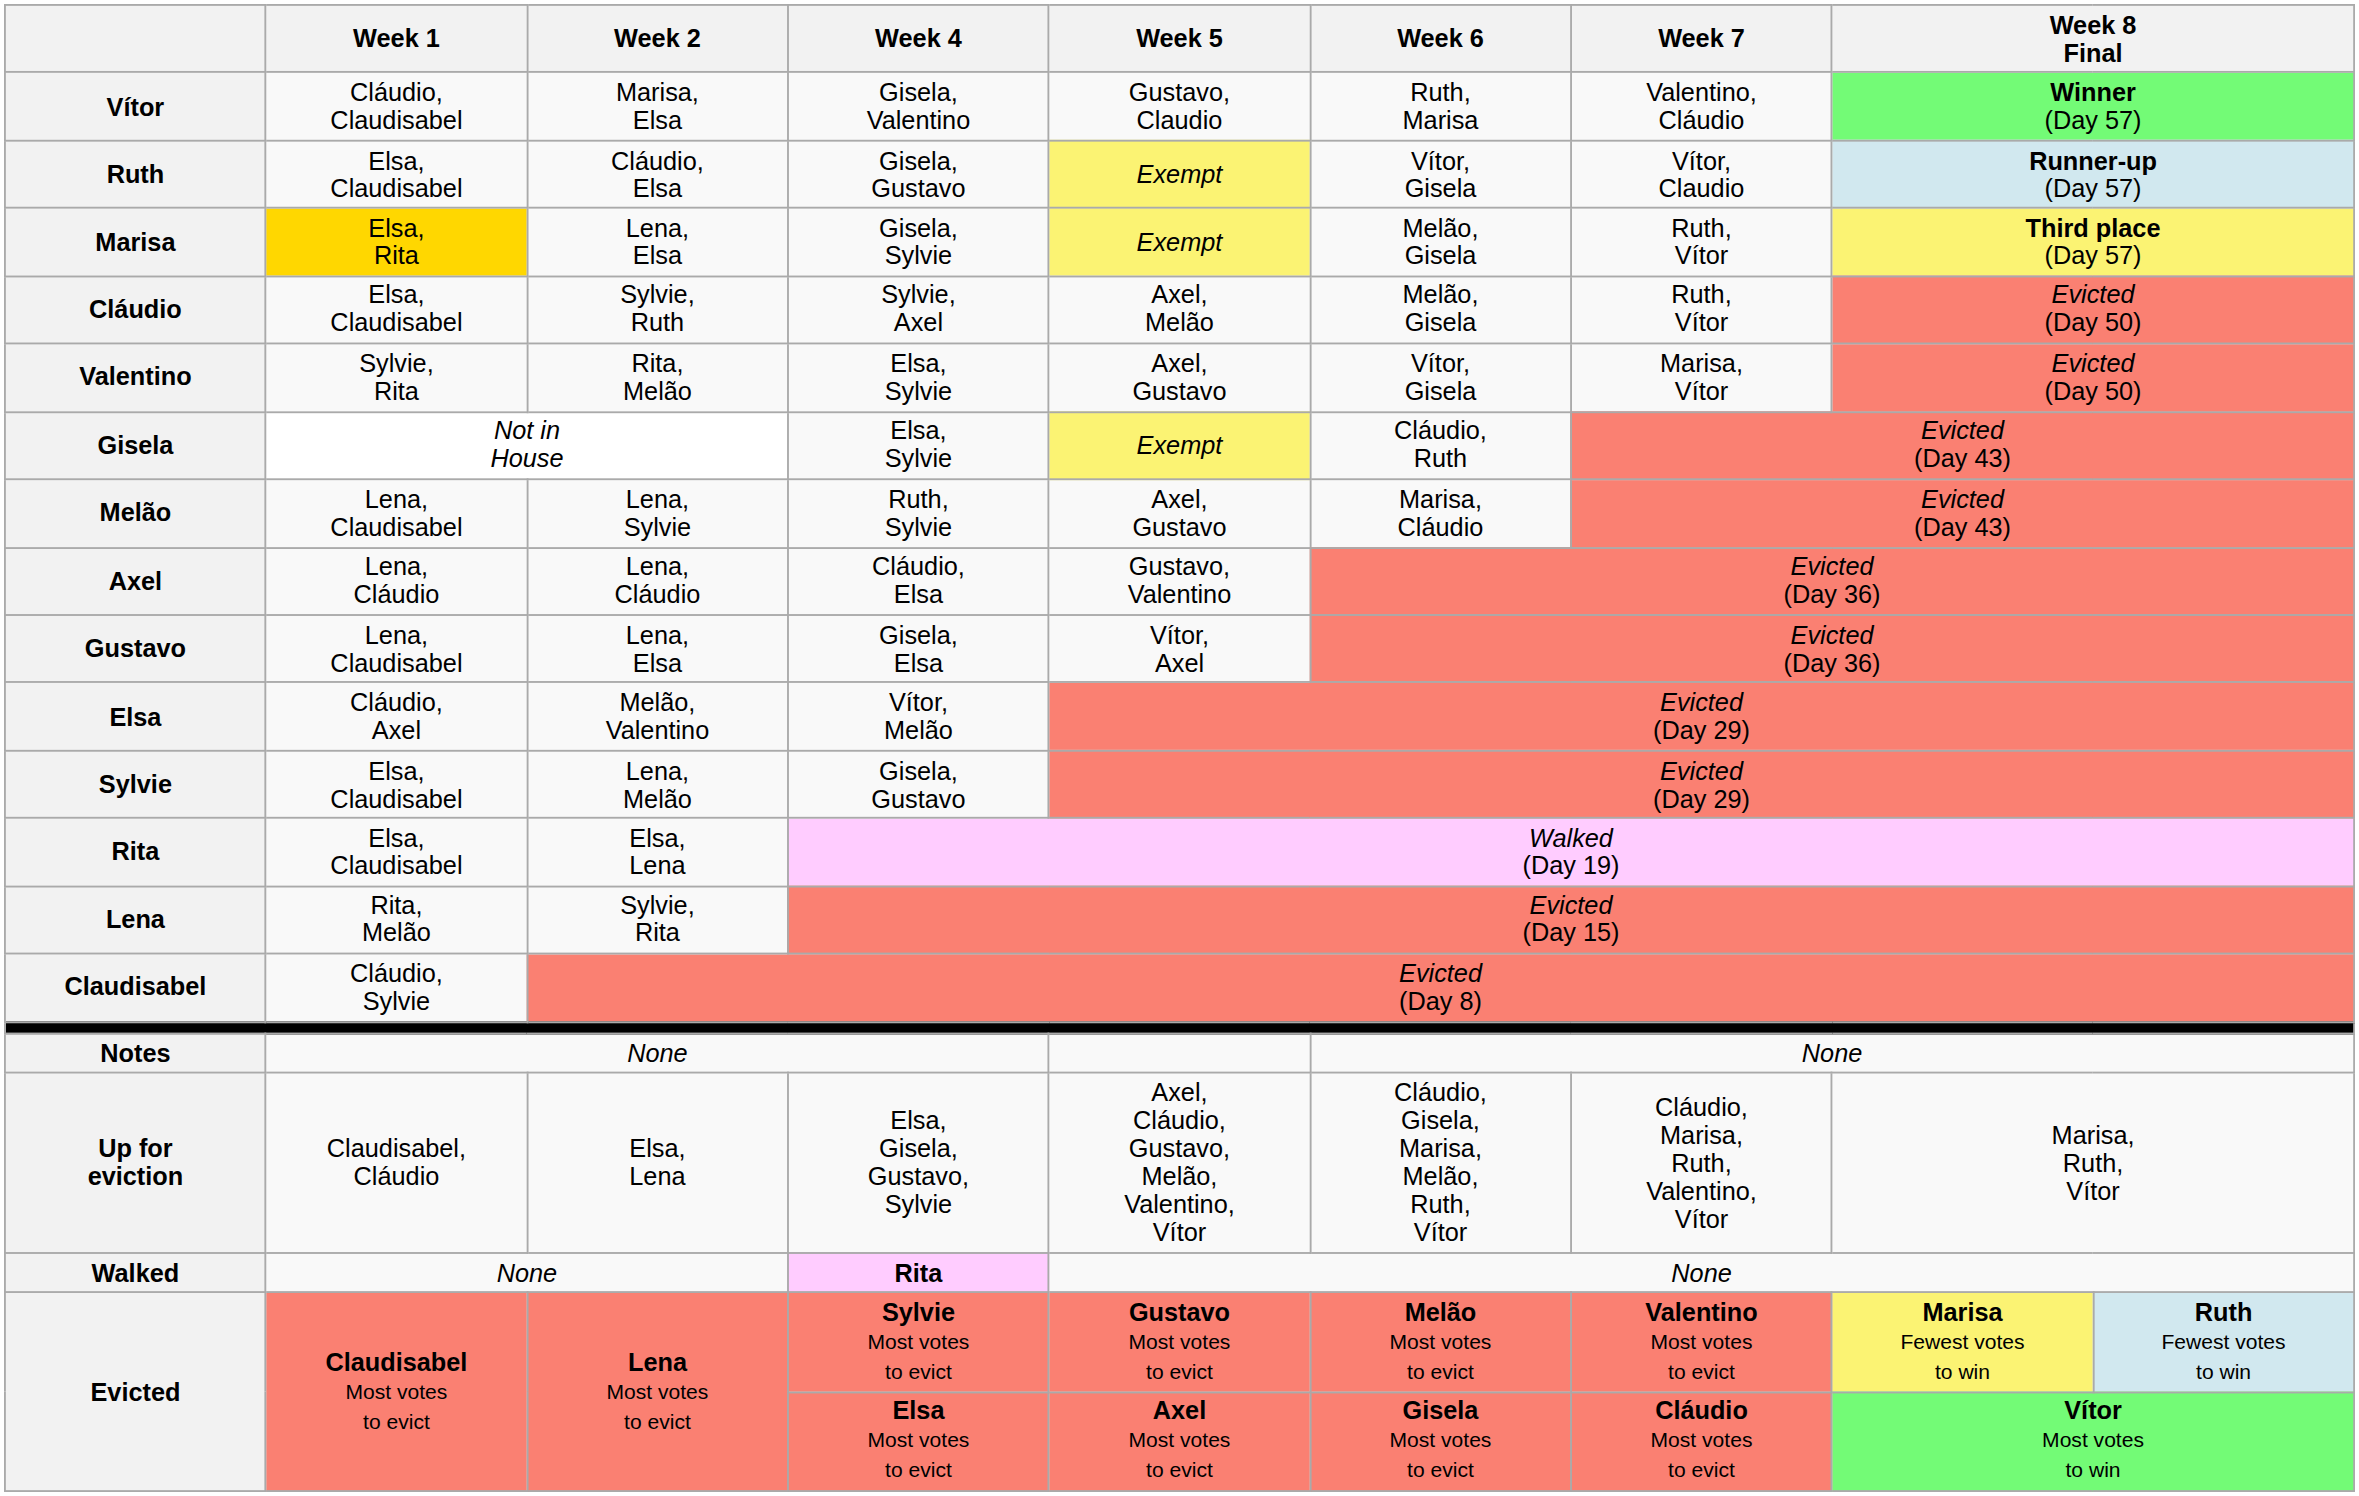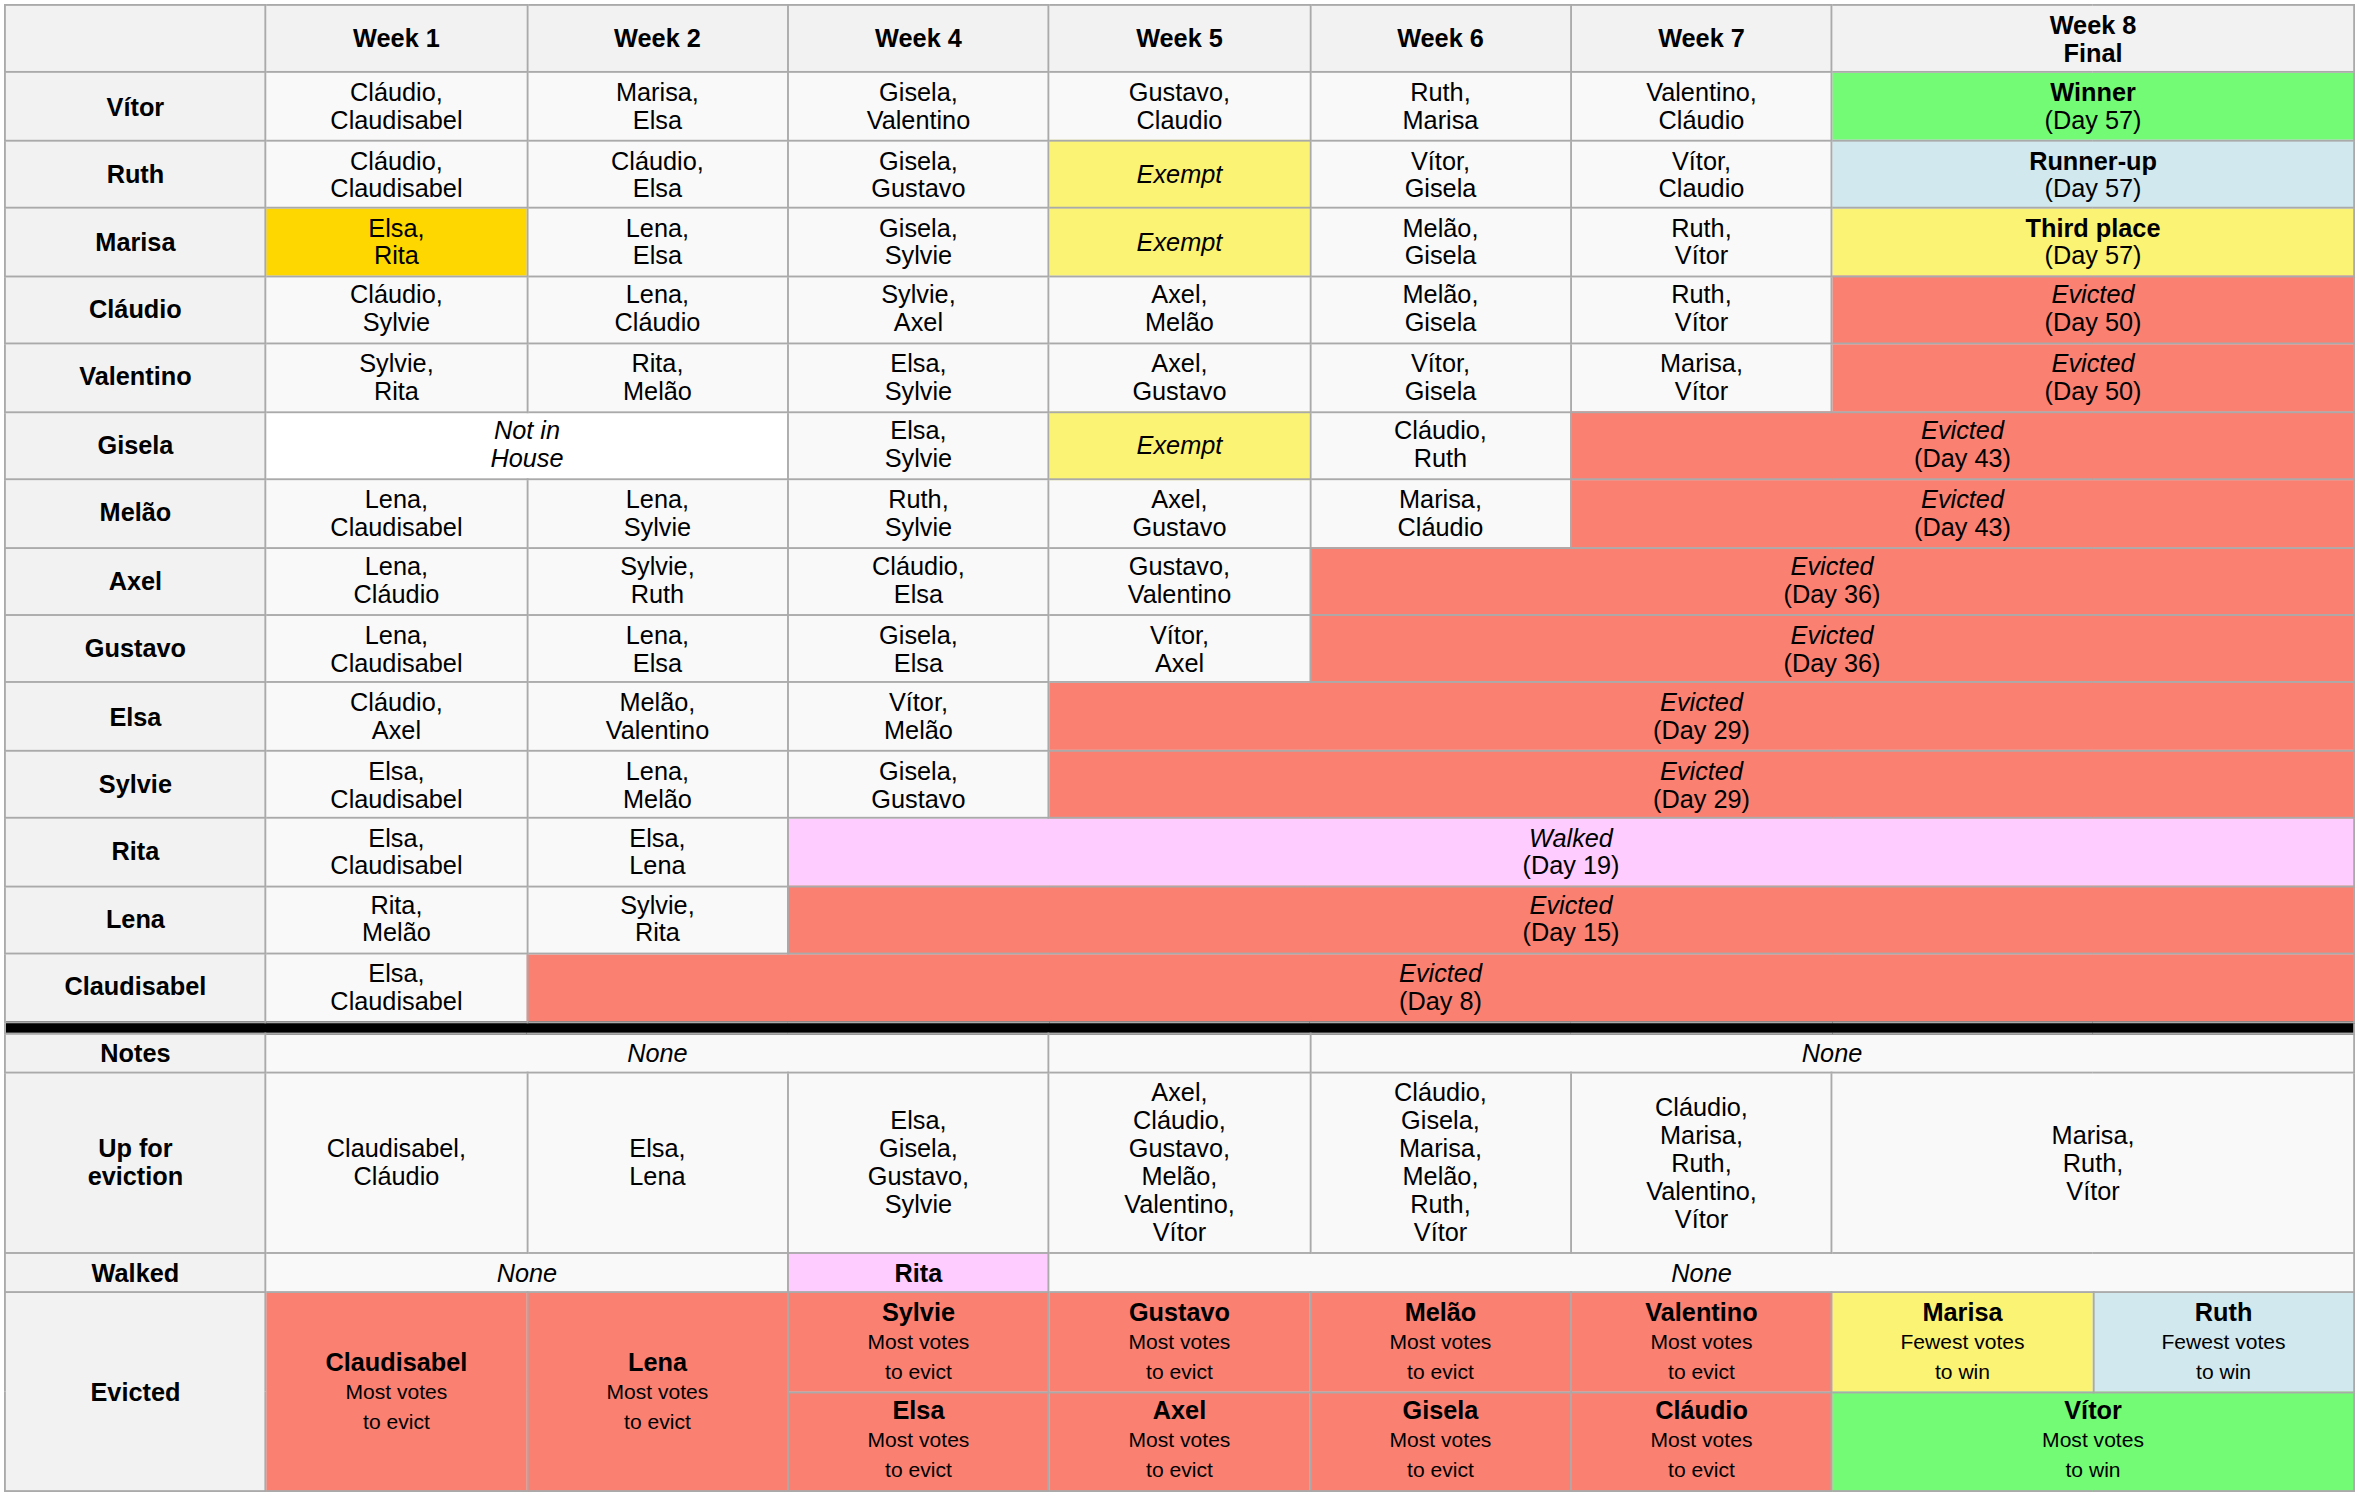(396, 174) Elsa, Claudisabel -> (396, 174) Cláudio, Claudisabel
(396, 310) Elsa, Claudisabel -> (396, 310) Cláudio, Sylvie
(657, 310) Sylvie, Ruth -> (657, 310) Lena, Cláudio
(657, 581) Lena, Cláudio -> (657, 581) Sylvie, Ruth
(396, 987) Cláudio, Sylvie -> (396, 987) Elsa, Claudisabel
